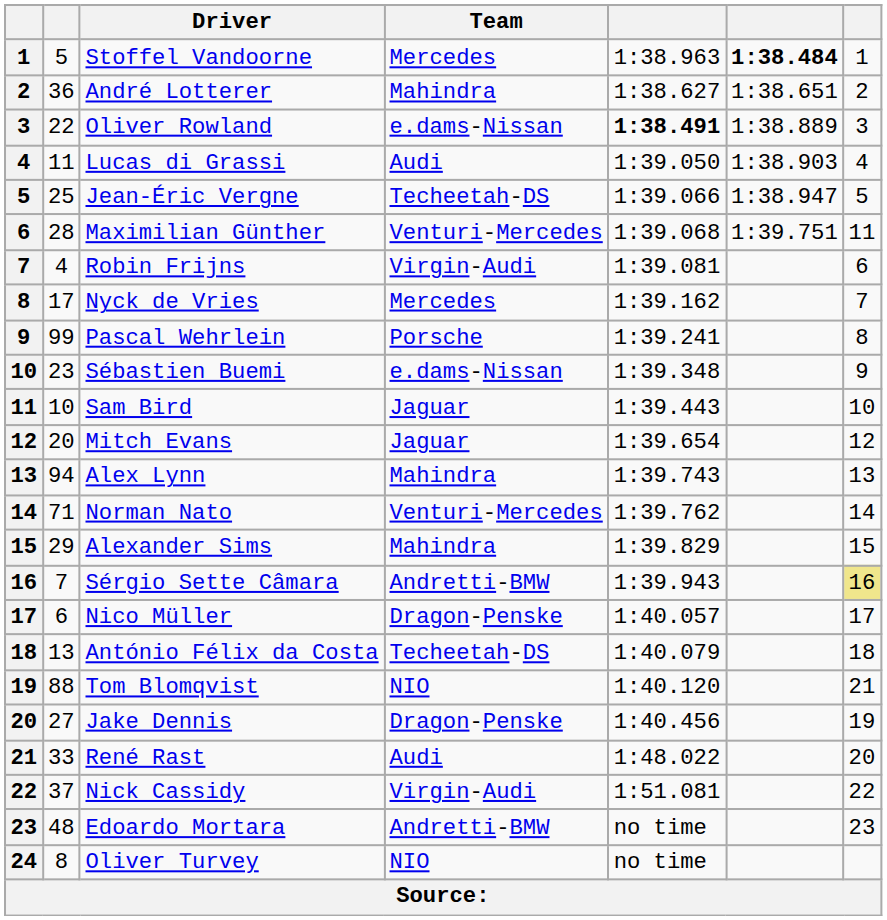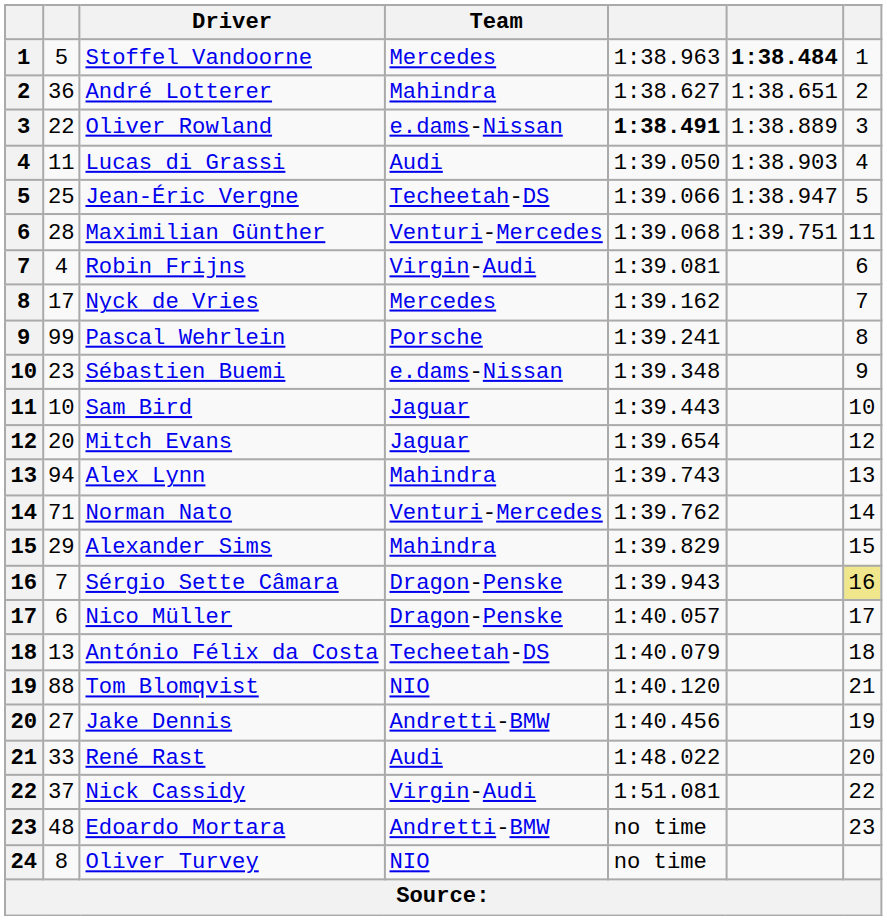(469, 582) Andretti-BMW -> (476, 582) Dragon-Penske
(476, 722) Dragon-Penske -> (469, 722) Andretti-BMW
